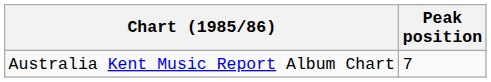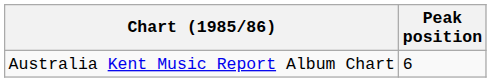(408, 64) 7 -> (408, 64) 6
